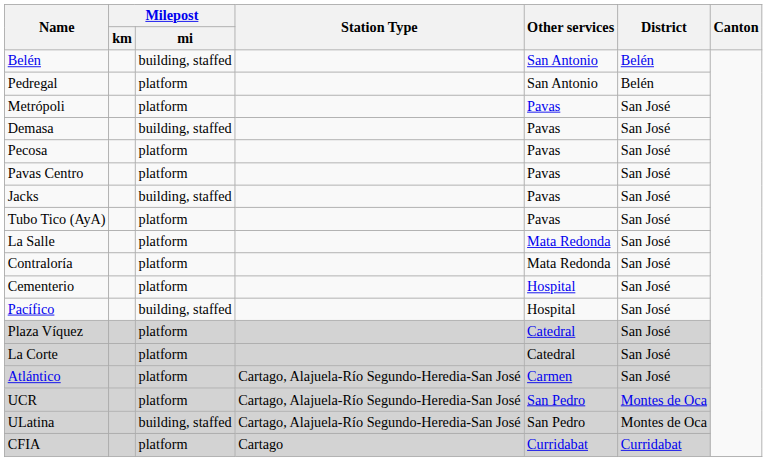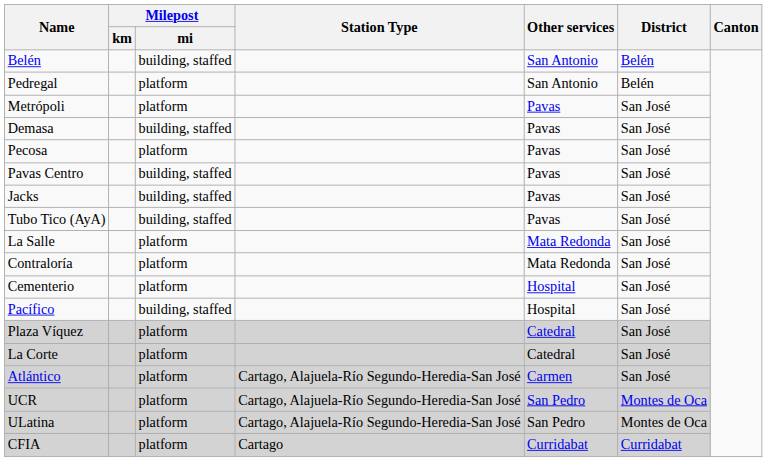(163, 173) platform -> (185, 173) building, staffed
(163, 219) platform -> (185, 219) building, staffed
(185, 422) building, staffed -> (163, 422) platform
